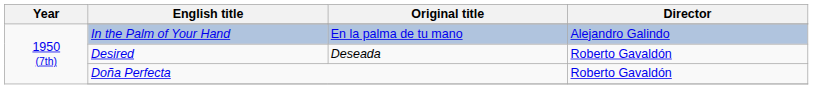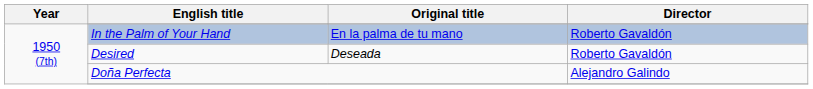(620, 34) Alejandro Galindo -> (621, 34) Roberto Gavaldón
(621, 73) Roberto Gavaldón -> (620, 73) Alejandro Galindo
